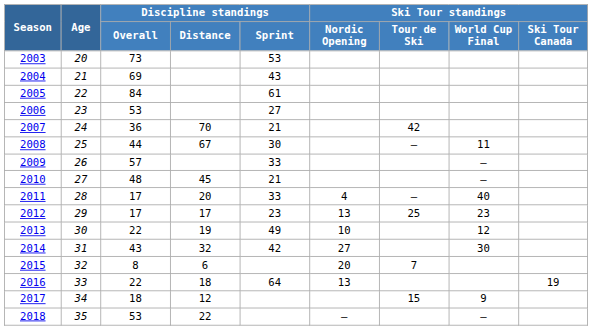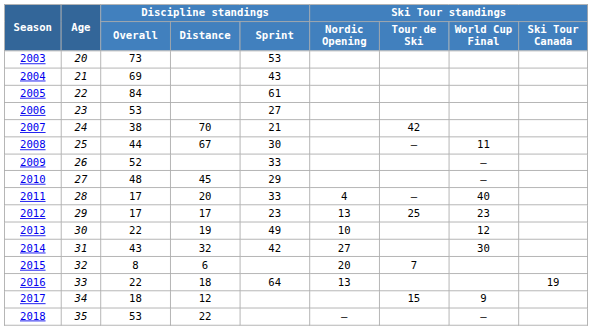(135, 128) 36 -> (135, 128) 38
(135, 163) 57 -> (135, 163) 52
(275, 180) 21 -> (275, 180) 29
